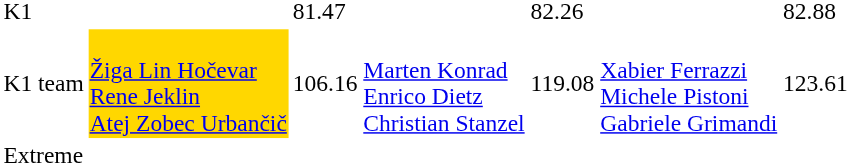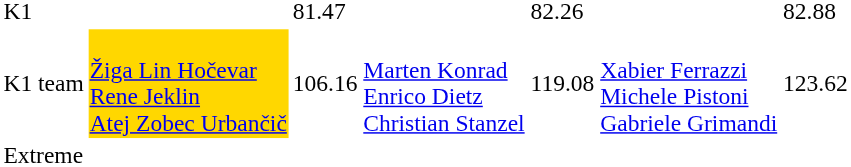(815, 83) 123.61 -> (815, 83) 123.62
